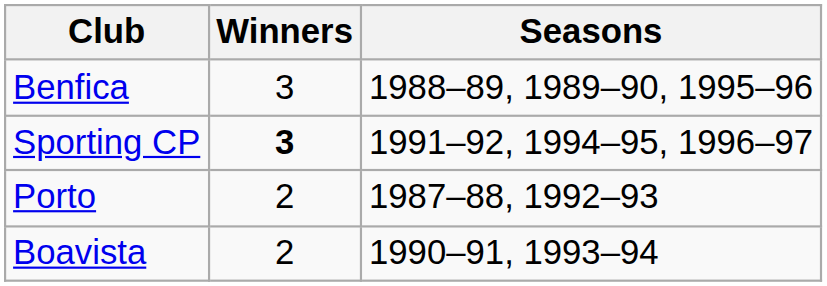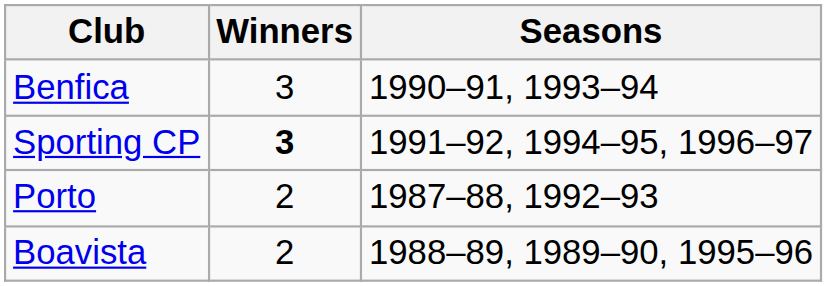(591, 87) 1988–89, 1989–90, 1995–96 -> (514, 87) 1990–91, 1993–94
(514, 252) 1990–91, 1993–94 -> (591, 252) 1988–89, 1989–90, 1995–96
